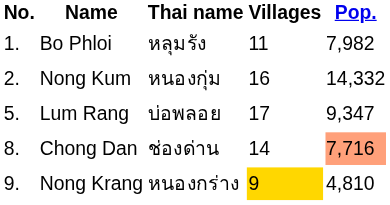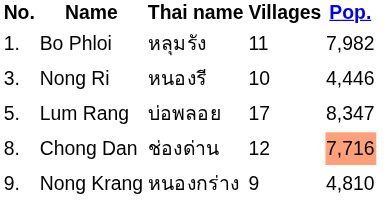- row: (85, 78)
+ row: (75, 78)
(350, 113) 9,347 -> (350, 113) 8,347
(259, 148) 14 -> (259, 148) 12
(254, 183) gold background -> (254, 183) no background
